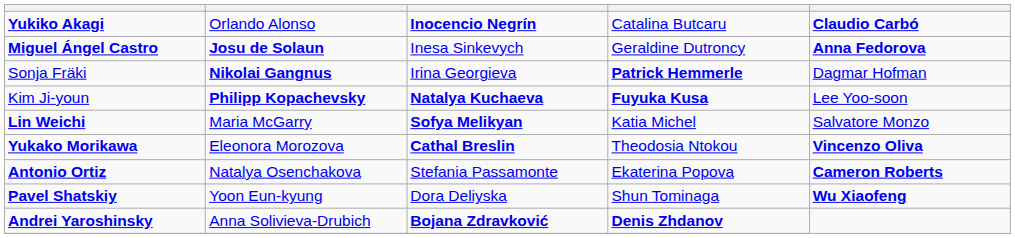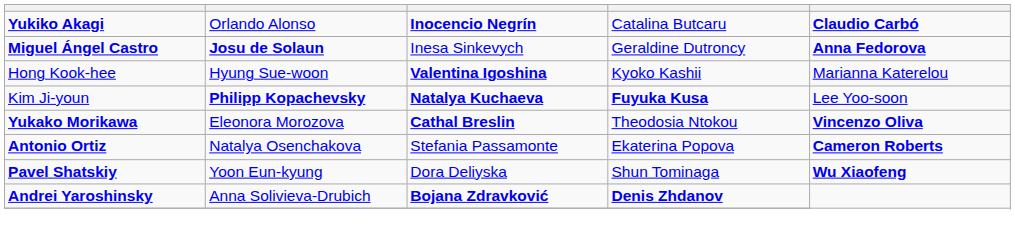- row: (47, 73)
+ row: (62, 73)
- row: (47, 122)
